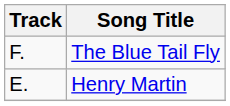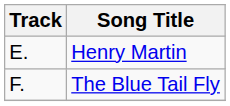rows swapped: (129, 84) <-> (146, 52)
